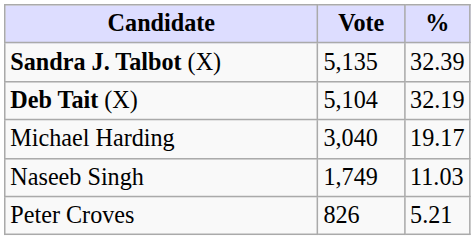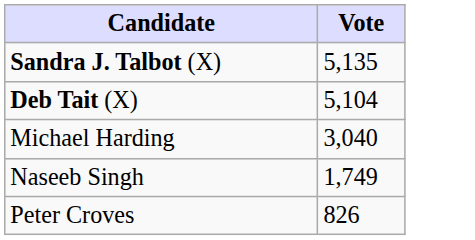- column: (437, 23)
